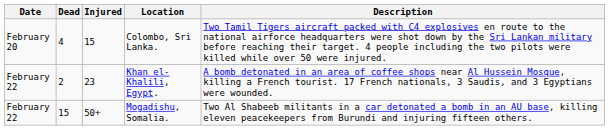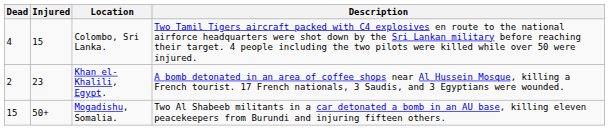- column: (30, 12)
